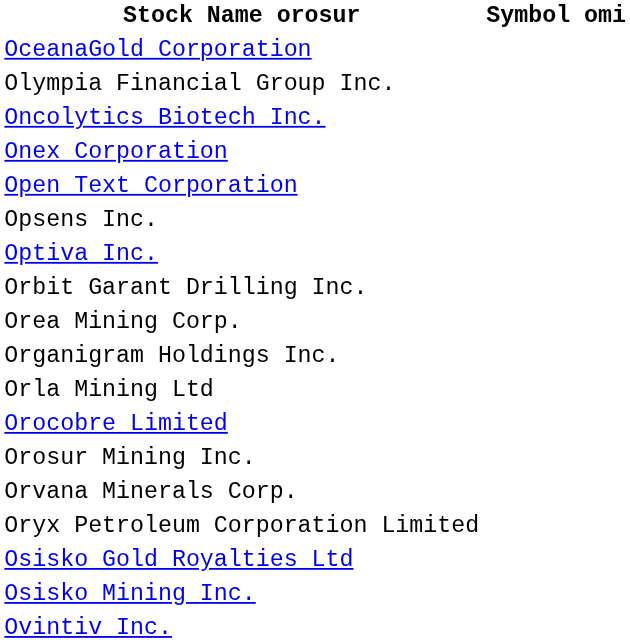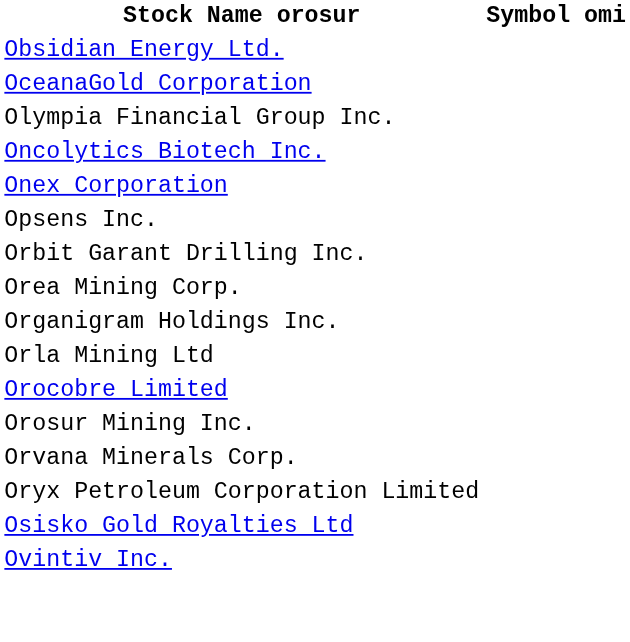+ row: (144, 50)
- row: (151, 186)
- row: (81, 254)
- row: (130, 594)
